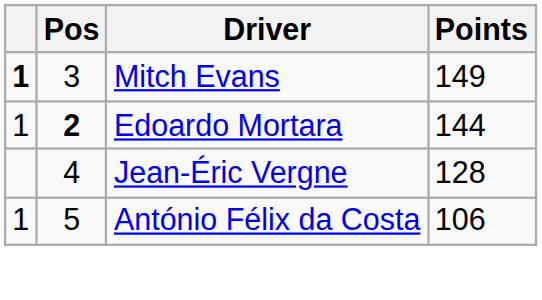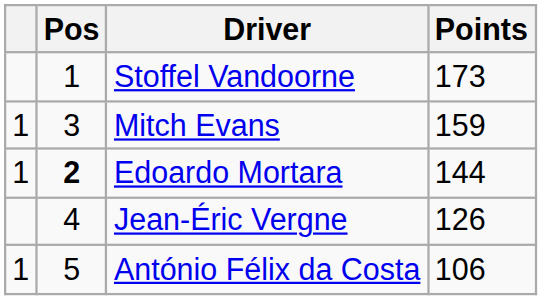+ row: (234, 77)
(21, 77) bold -> (21, 125) normal
(460, 77) 149 -> (460, 125) 159
(460, 173) 128 -> (460, 221) 126
